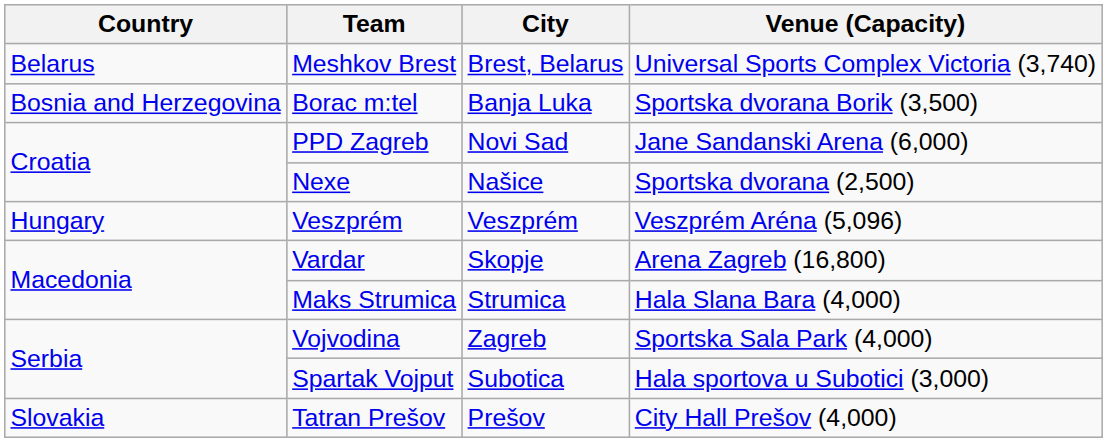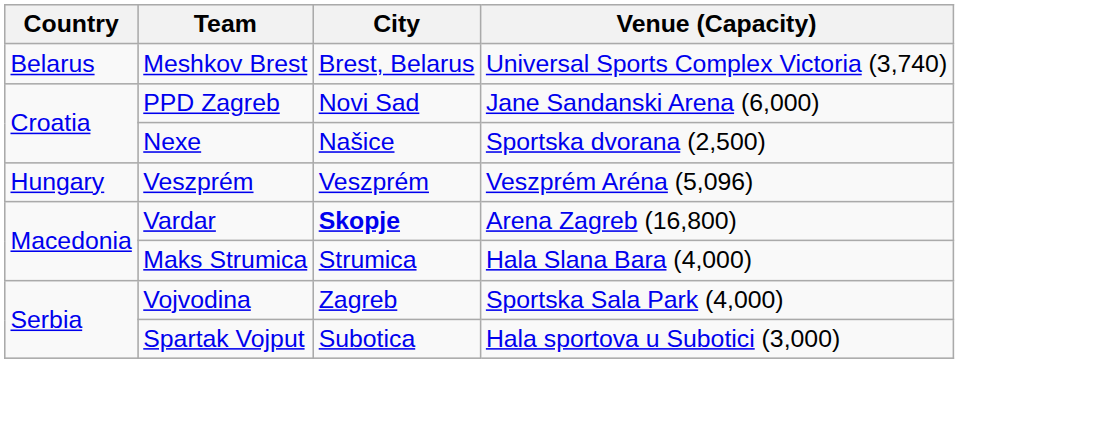- row: (355, 102)
(506, 260) normal -> (359, 220) bold
- row: (369, 417)
